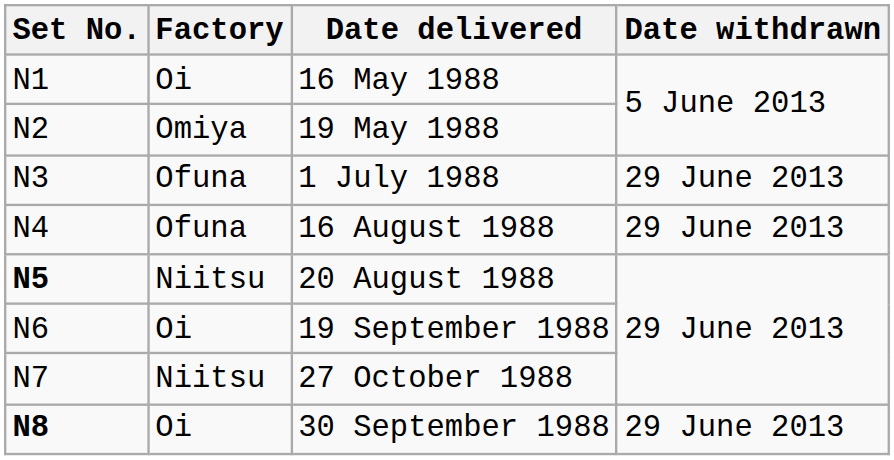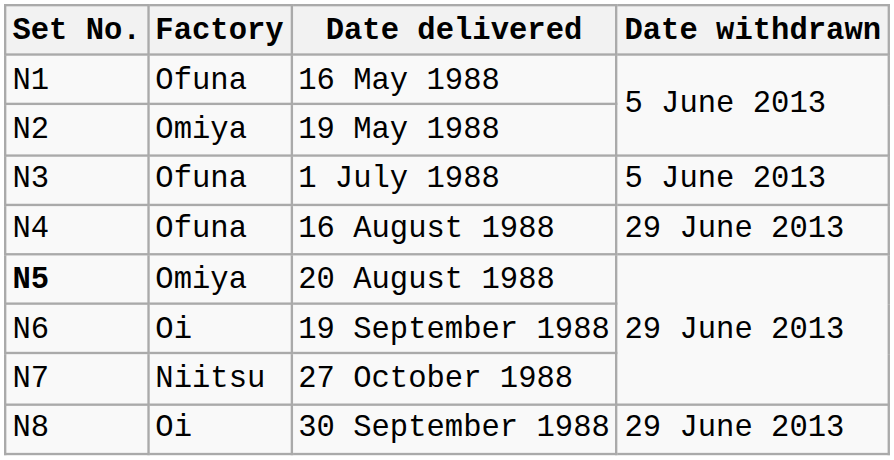(174, 80) Oi -> (201, 80) Ofuna
(734, 179) 29 June 2013 -> (725, 179) 5 June 2013
(210, 279) Niitsu -> (201, 279) Omiya
(31, 428) bold -> (31, 428) normal
